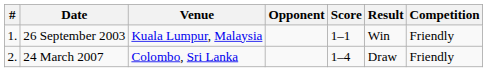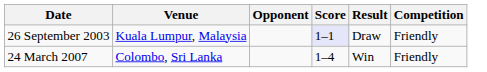- column: (12, 14)
(340, 35) no background -> (325, 35) lavender background
(379, 35) Win -> (366, 35) Draw
(382, 56) Draw -> (363, 56) Win
